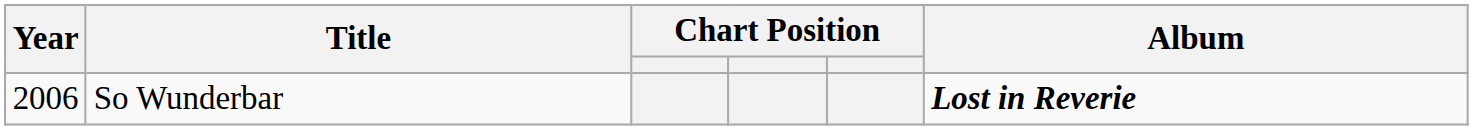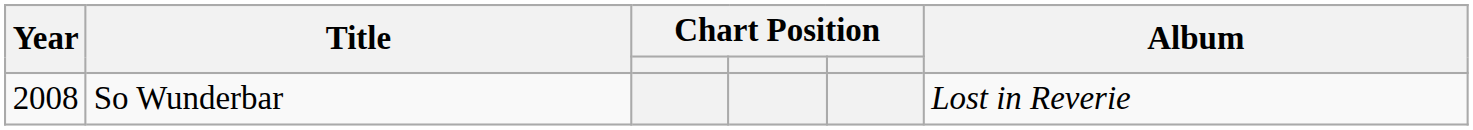(46, 98) 2006 -> (46, 98) 2008
(1034, 98) bold -> (1031, 98) normal
